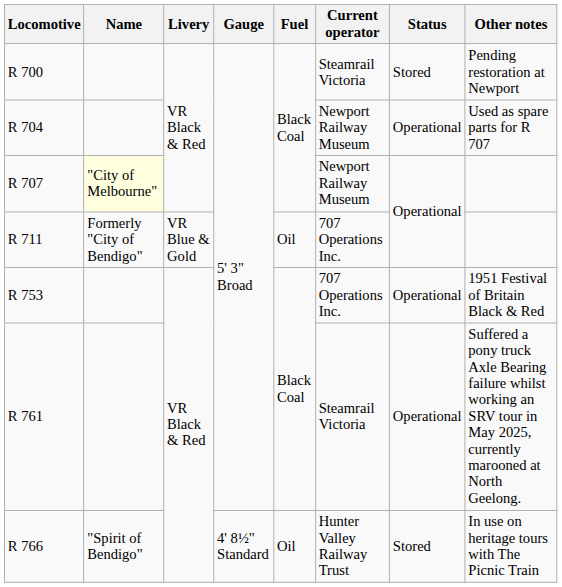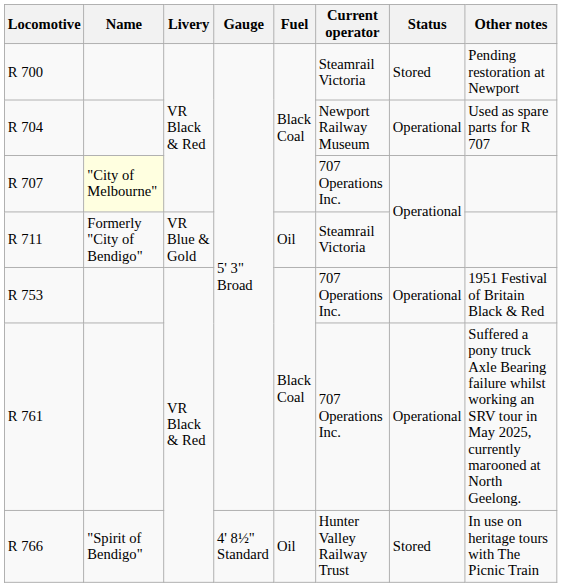(344, 183) Newport Railway Museum -> (351, 183) 707 Operations Inc.
(351, 239) 707 Operations Inc. -> (347, 239) Steamrail Victoria
(347, 416) Steamrail Victoria -> (351, 416) 707 Operations Inc.
